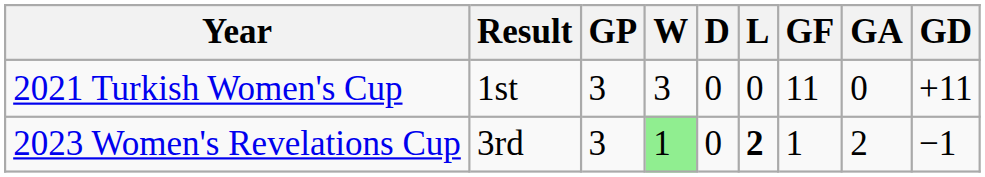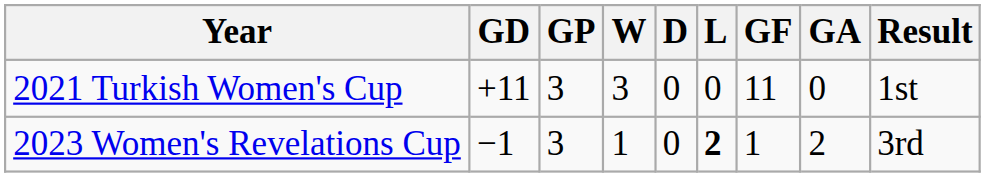columns swapped: (525, 32) <-> (946, 32)
(662, 143) lightgreen background -> (620, 143) no background
